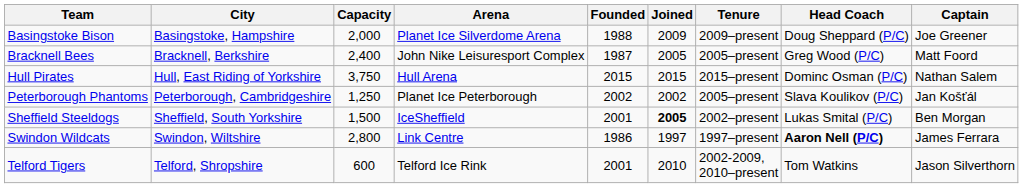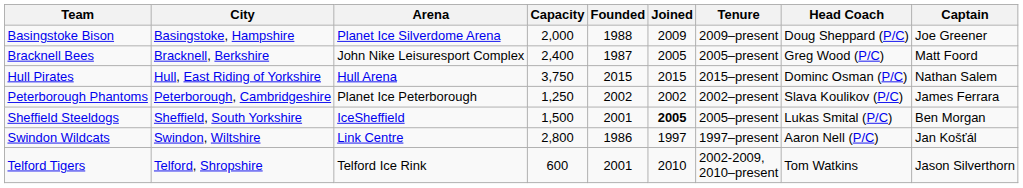columns swapped: (491, 15) <-> (364, 15)
(739, 97) 2005–present -> (739, 97) 2002–present
(946, 97) Jan Košťál -> (957, 97) James Ferrara
(739, 117) 2002–present -> (739, 117) 2005–present
(834, 138) bold -> (832, 138) normal
(957, 138) James Ferrara -> (946, 138) Jan Košťál
